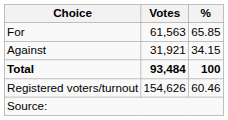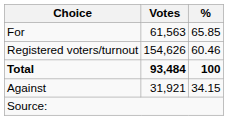rows swapped: (27, 50) <-> (73, 87)
